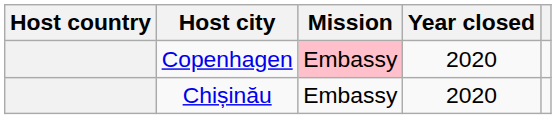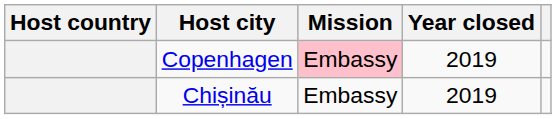(471, 58) 2020 -> (471, 58) 2019
(471, 95) 2020 -> (471, 95) 2019
